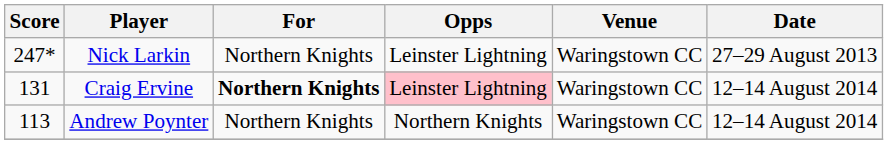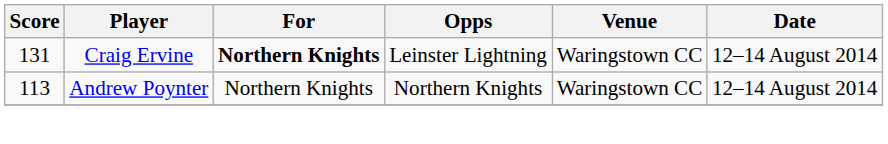- row: (139, 54)
(468, 88) pink background -> (468, 54) no background
